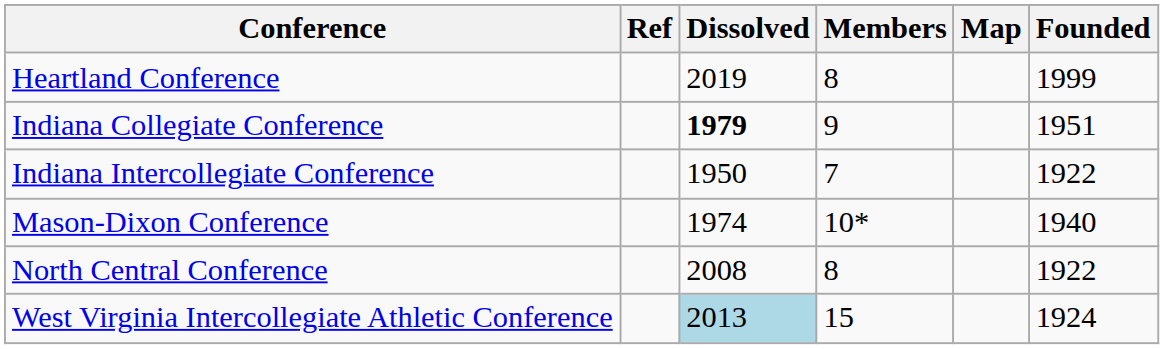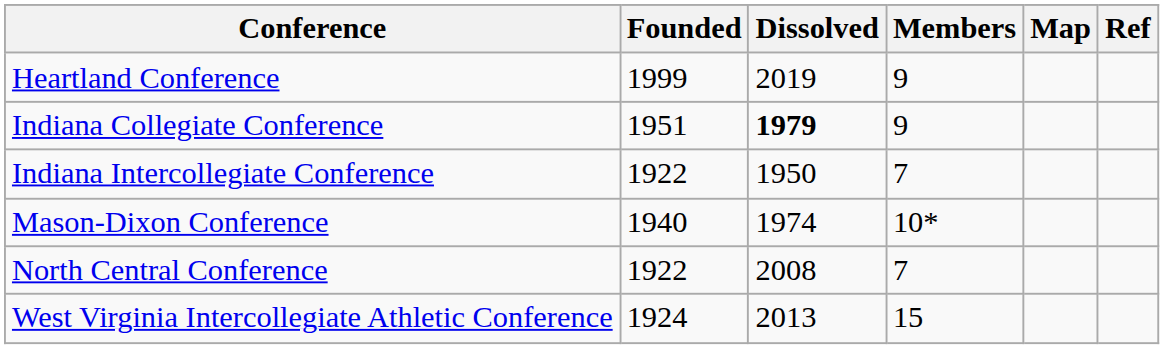columns swapped: (1093, 28) <-> (649, 28)
(831, 76) 8 -> (901, 76) 9
(831, 269) 8 -> (901, 269) 7
(717, 317) lightblue background -> (786, 317) no background
